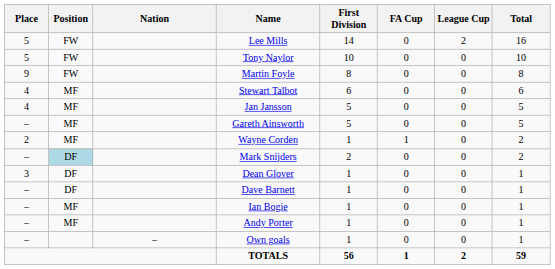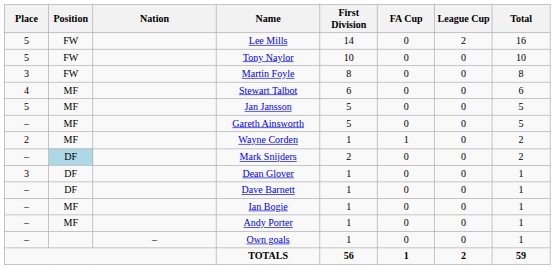(26, 74) 9 -> (26, 74) 3
(26, 107) 4 -> (26, 107) 5
